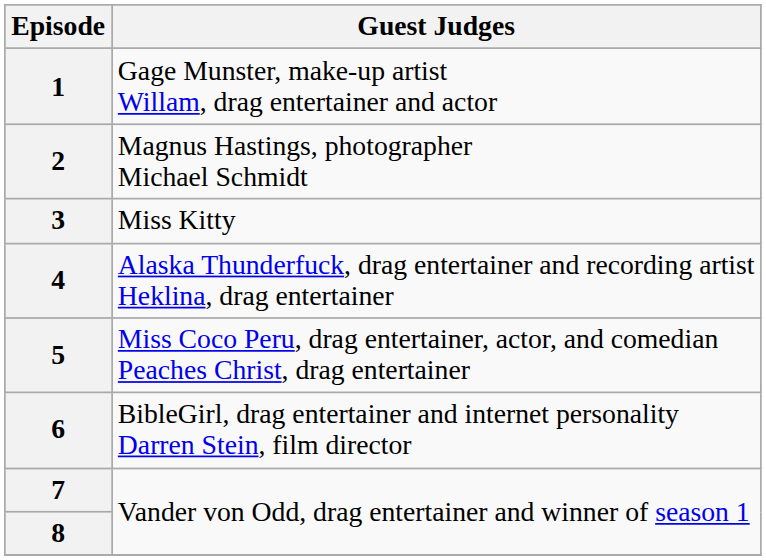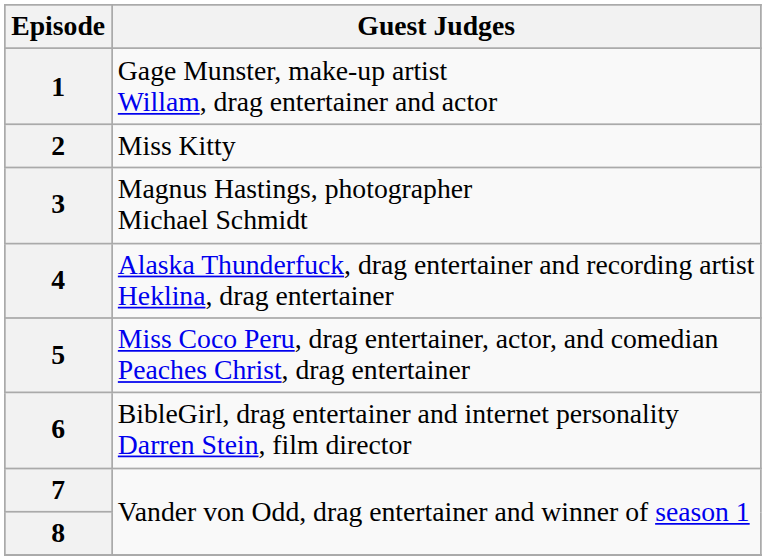(295, 160) Magnus Hastings, photographer Michael Schmidt -> (177, 145) Miss Kitty
(177, 220) Miss Kitty -> (295, 204) Magnus Hastings, photographer Michael Schmidt
